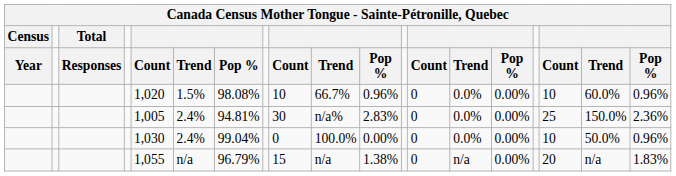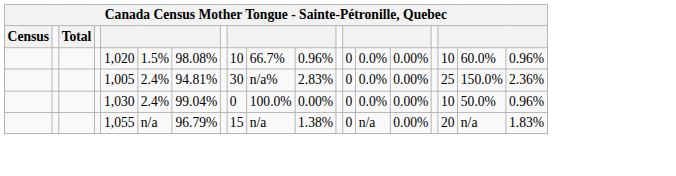- row: (28, 66)
